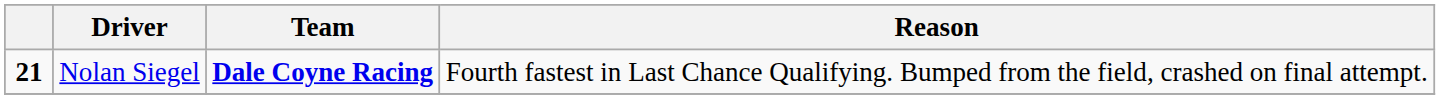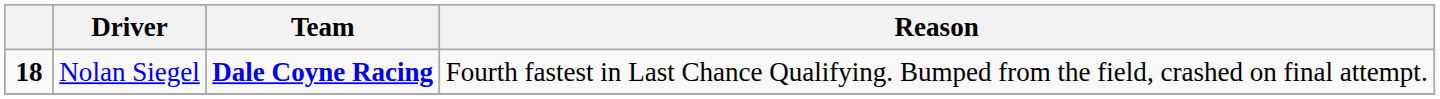(29, 71) 21 -> (29, 71) 18
